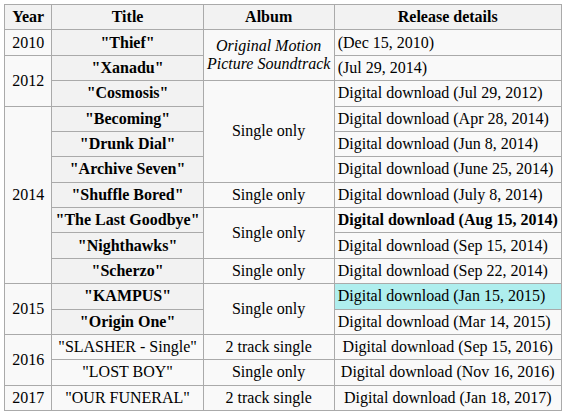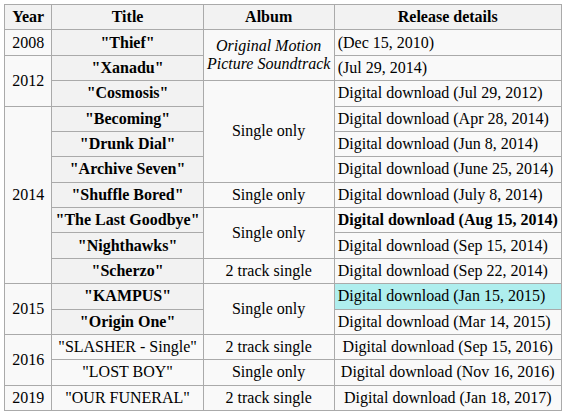(28, 42) 2010 -> (28, 42) 2008
(269, 270) Single only -> (269, 270) 2 track single
(28, 397) 2017 -> (28, 397) 2019
